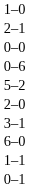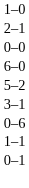rows swapped: (15, 141) <-> (15, 66)
- row: (15, 104)
